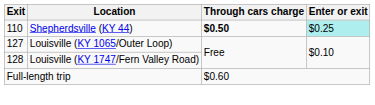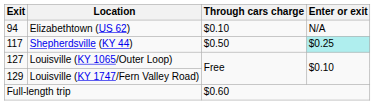+ row: (80, 28)
(15, 28) 110 -> (15, 44) 117
(216, 28) bold -> (216, 44) normal
(15, 60) 128 -> (15, 76) 129
